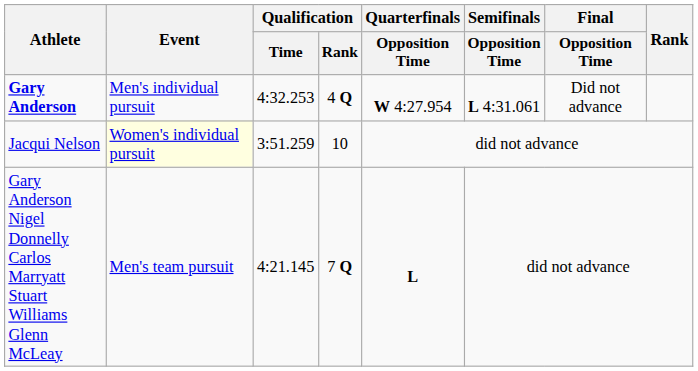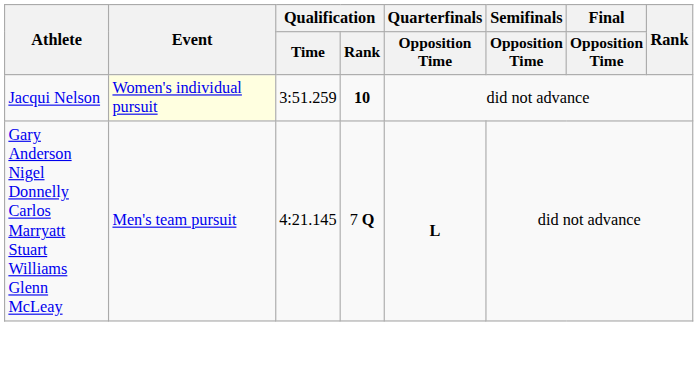- row: (42, 98)
(340, 144) normal -> (362, 98) bold
